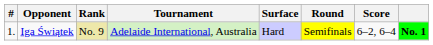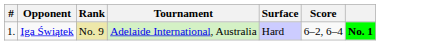- column: (328, 13)
